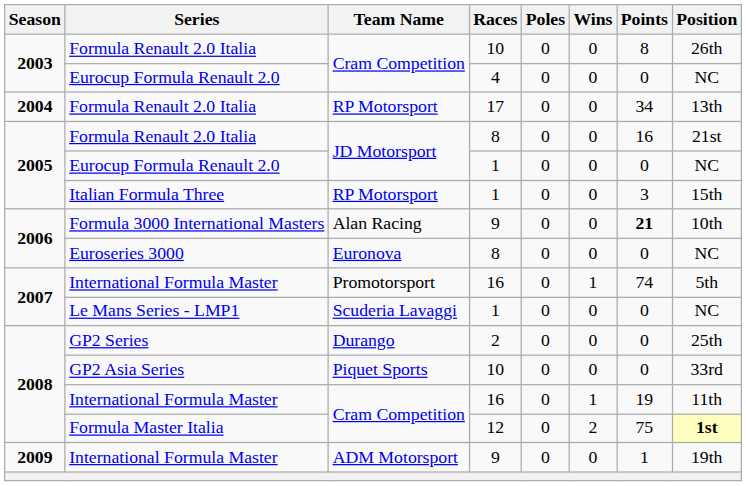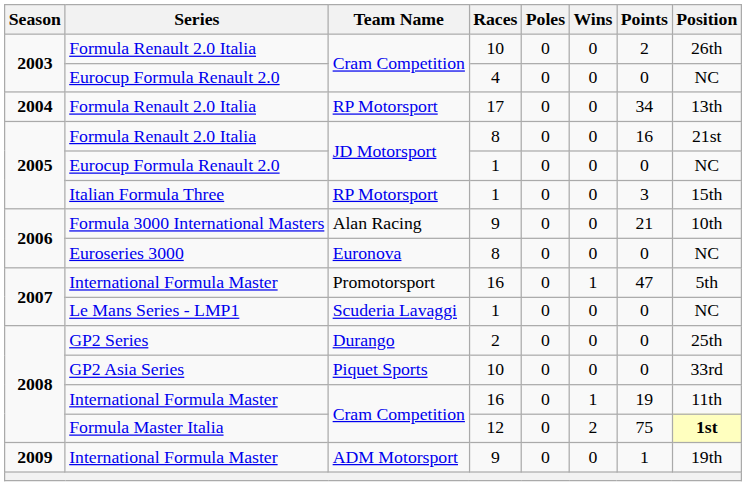(644, 48) 8 -> (644, 48) 2
(644, 223) bold -> (644, 223) normal
(644, 282) 74 -> (644, 282) 47
